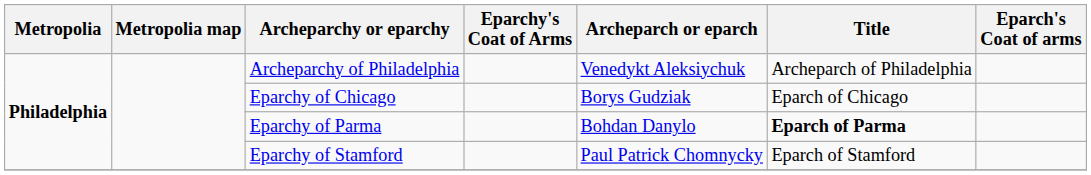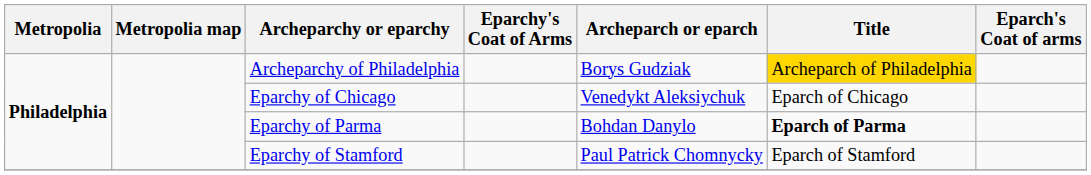(663, 68) Venedykt Aleksiychuk -> (636, 68) Borys Gudziak
(872, 68) no background -> (872, 68) gold background
(636, 97) Borys Gudziak -> (663, 97) Venedykt Aleksiychuk
